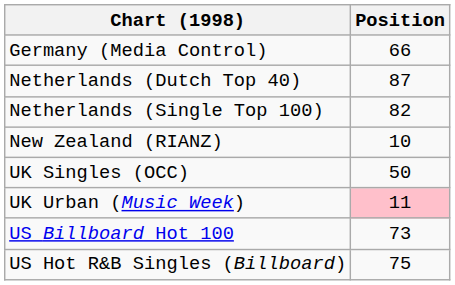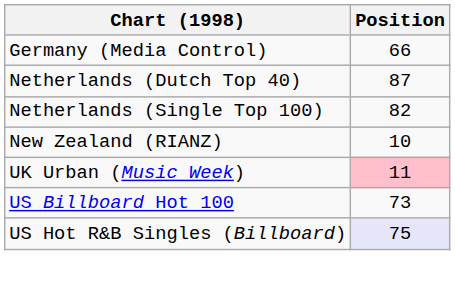- row: (99, 173)
(400, 264) no background -> (400, 234) lavender background
